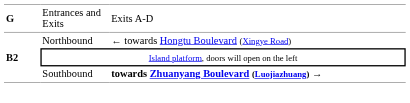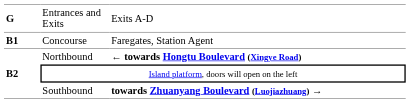+ row: (65, 40)
(201, 40) normal -> (206, 56) bold
